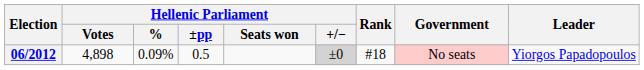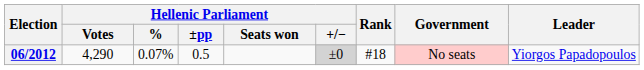(98, 54) 4,898 -> (98, 54) 4,290
(156, 54) 0.09% -> (156, 54) 0.07%
